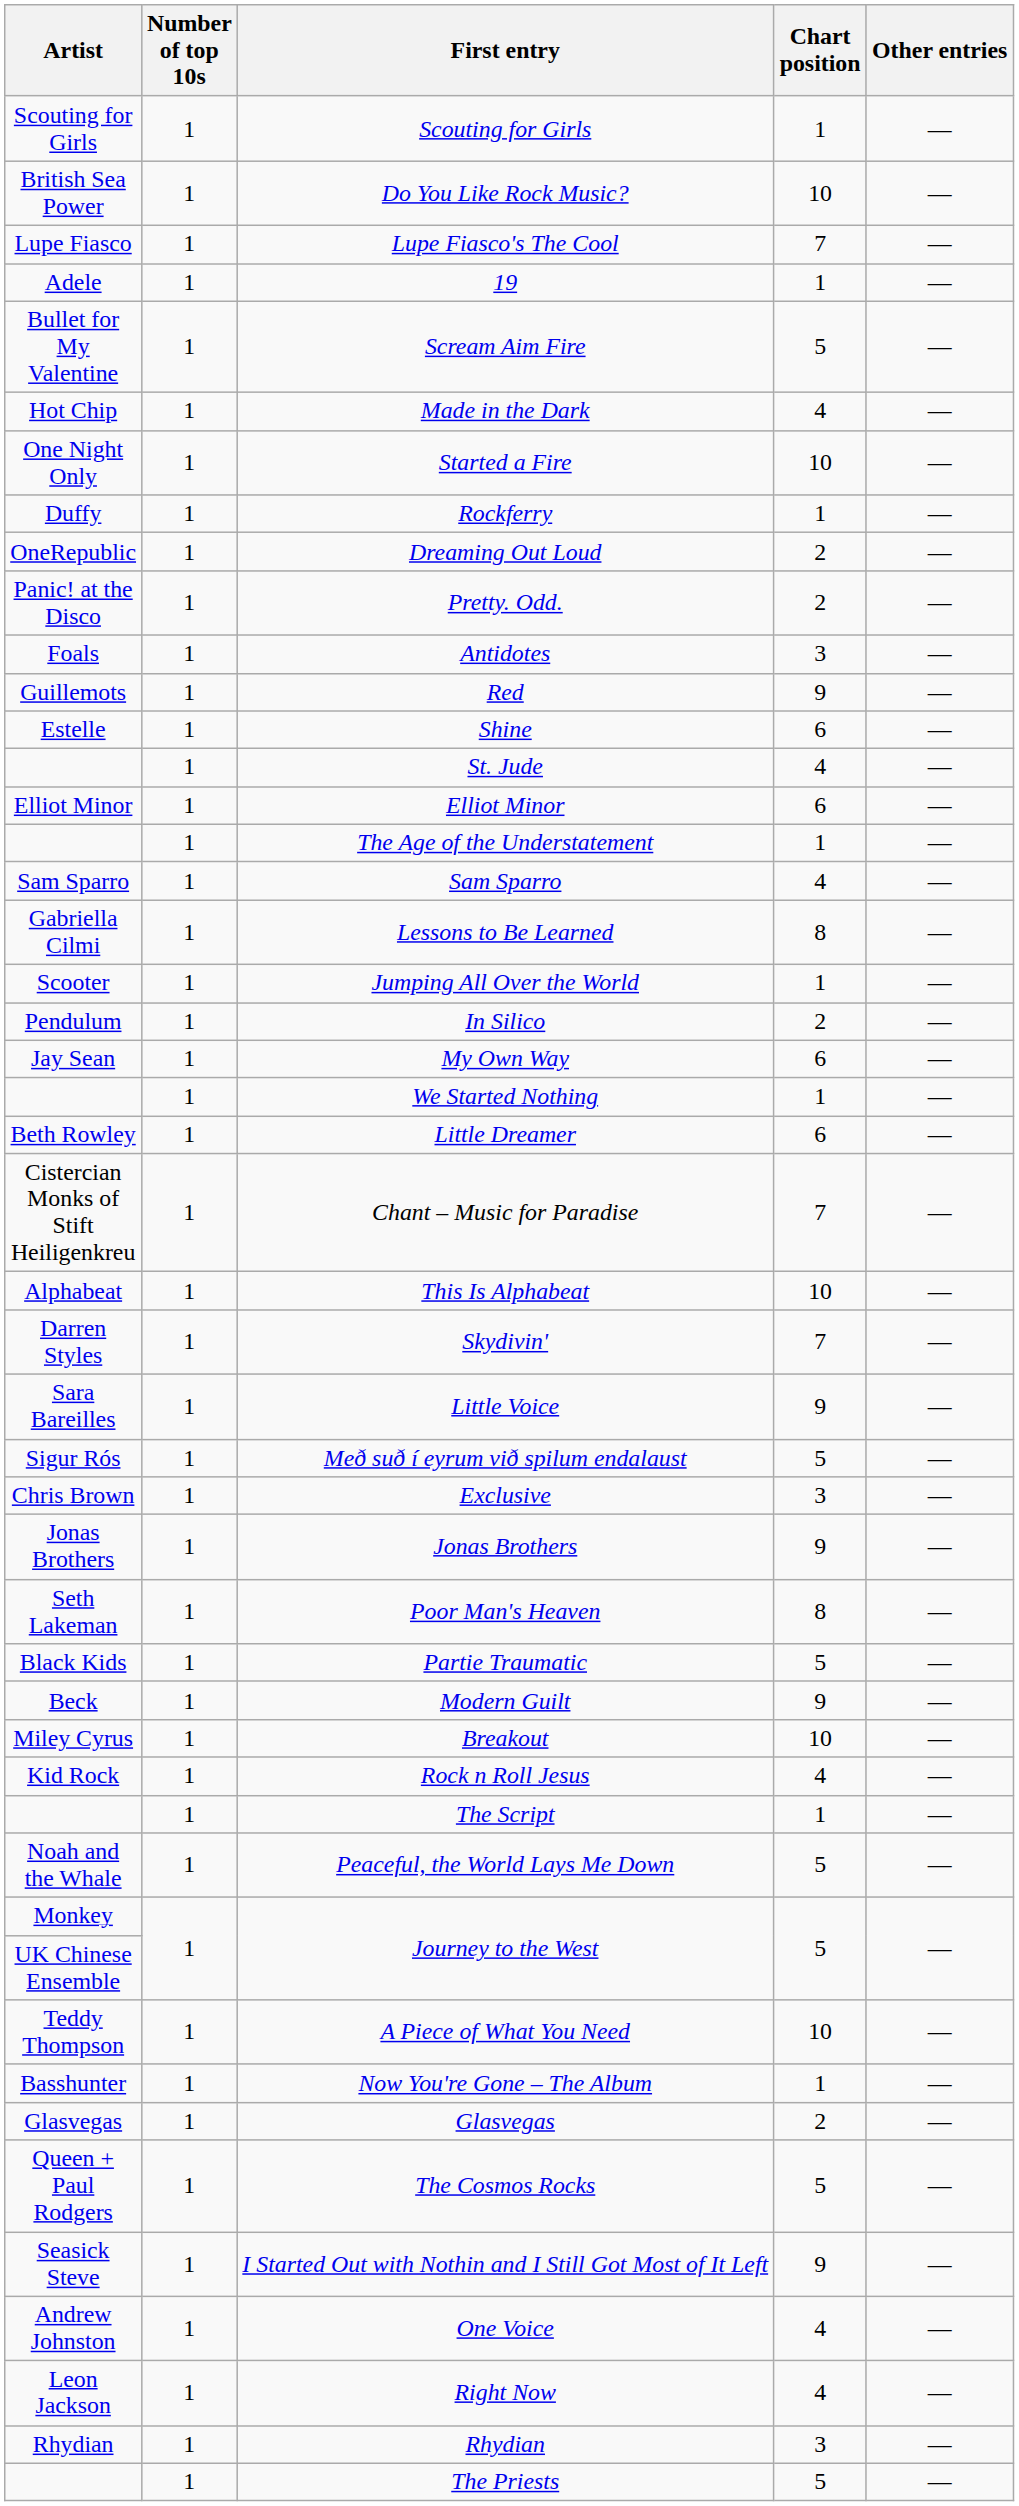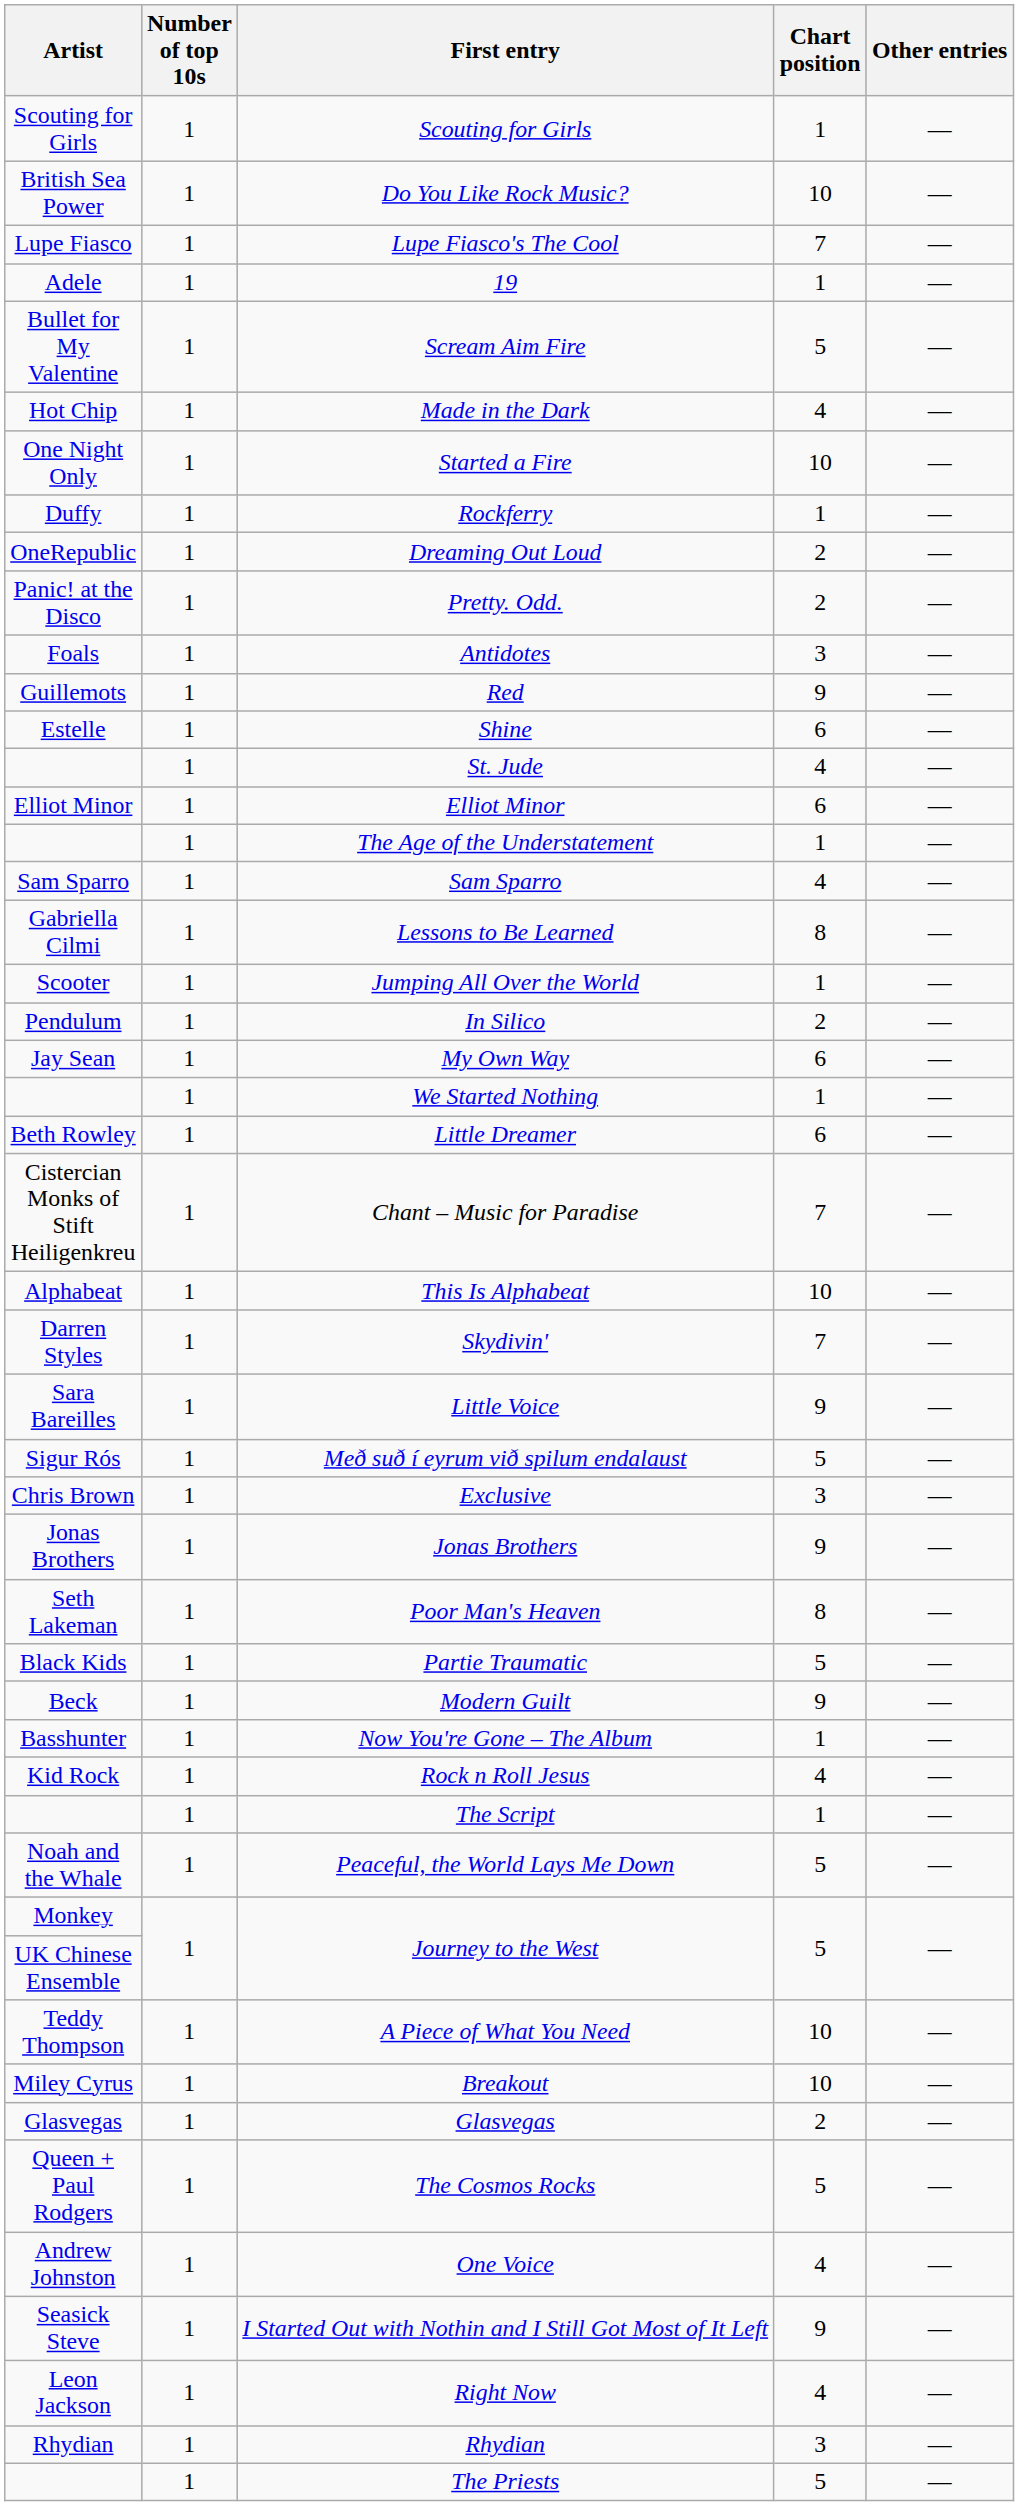rows swapped: (73, 2083) <-> (73, 1738)
rows swapped: (73, 2328) <-> (73, 2263)
